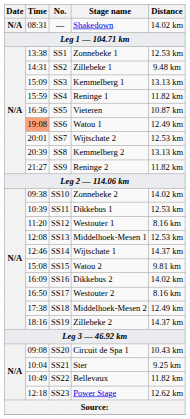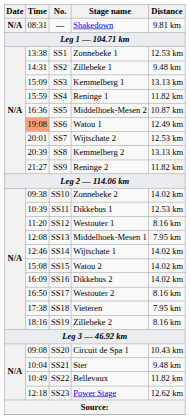(167, 25) 14.02 km -> (167, 25) 9.81 km
(88, 110) Vieteren -> (110, 110) Middelhoek-Mesen 2
(167, 237) 12.53 km -> (167, 237) 7.95 km
(167, 251) 14.37 km -> (167, 251) 14.02 km
(167, 265) 9.81 km -> (167, 265) 14.02 km
(110, 308) Middelhoek-Mesen 2 -> (88, 308) Vieteren
(167, 308) 12.49 km -> (167, 308) 7.95 km
(167, 322) 14.37 km -> (167, 322) 8.16 km
(167, 364) 9.25 km -> (167, 364) 9.48 km
